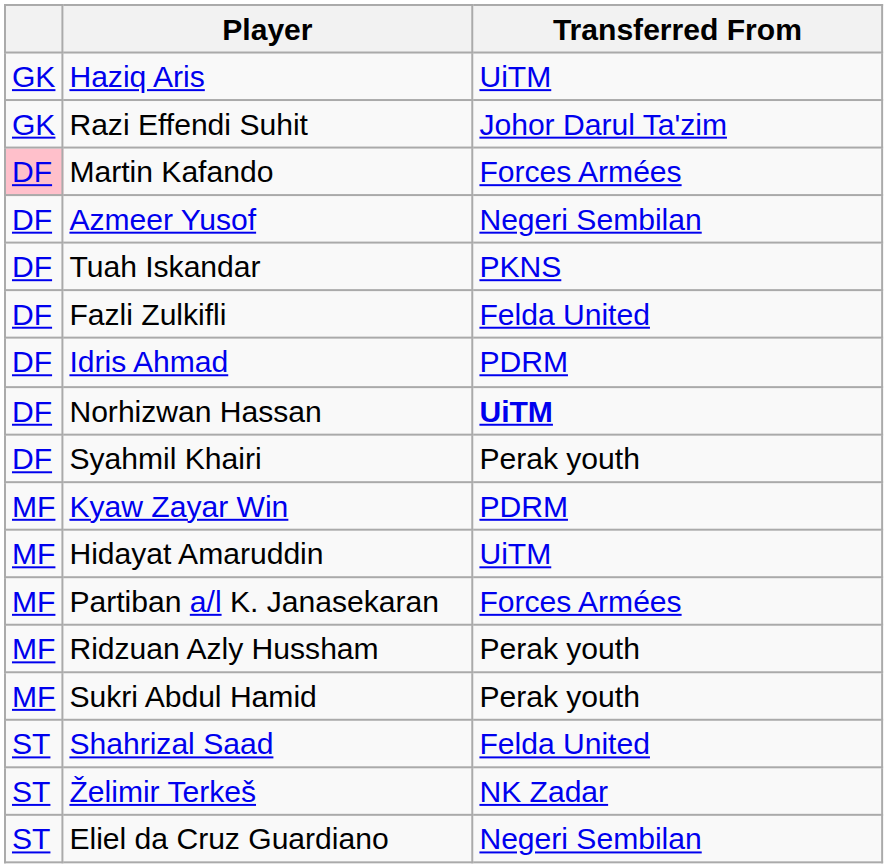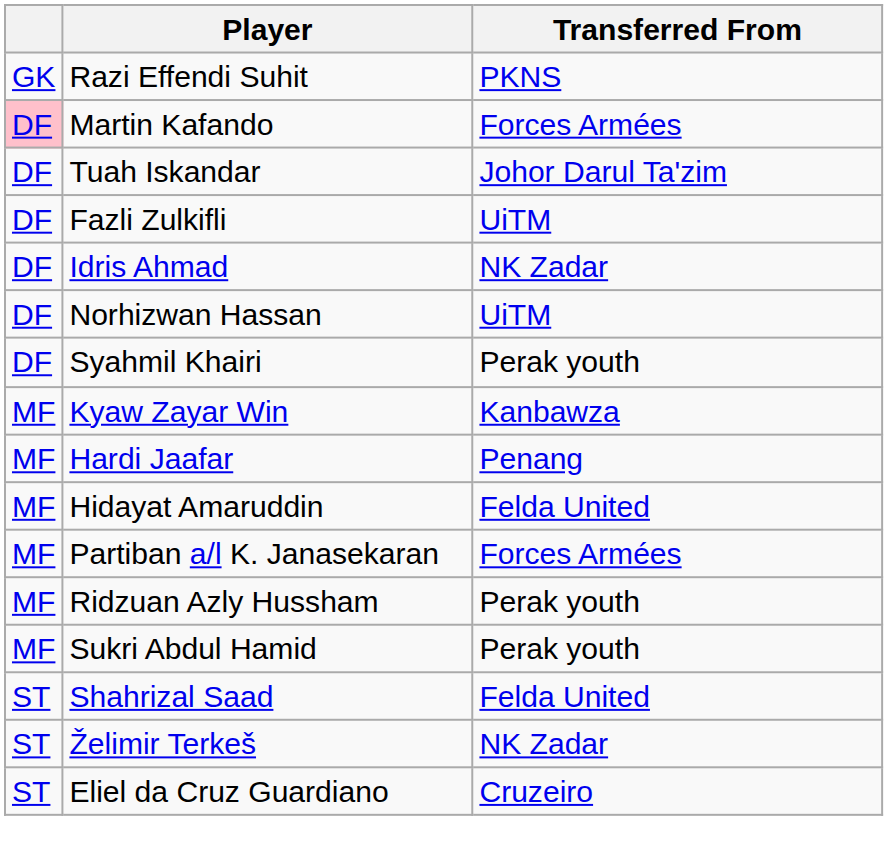- row: (137, 77)
(603, 124) Johor Darul Ta'zim -> (520, 77) PKNS
- row: (163, 220)
(520, 267) PKNS -> (603, 172) Johor Darul Ta'zim
(565, 315) Felda United -> (515, 220) UiTM
(524, 363) PDRM -> (544, 267) NK Zadar
(516, 410) bold -> (515, 315) normal
(524, 505) PDRM -> (550, 410) Kanbawza
+ row: (151, 458)
(515, 553) UiTM -> (565, 505) Felda United
(591, 839) Negeri Sembilan -> (536, 791) Cruzeiro
